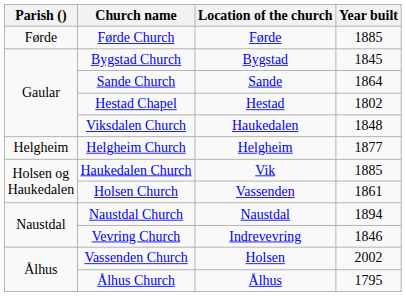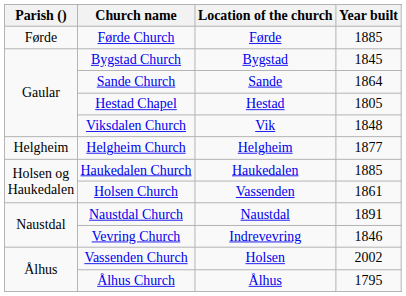(368, 103) 1802 -> (368, 103) 1805
(265, 125) Haukedalen -> (265, 125) Vik
(265, 170) Vik -> (265, 170) Haukedalen
(368, 214) 1894 -> (368, 214) 1891
